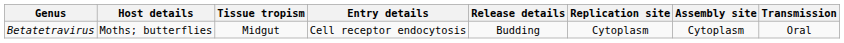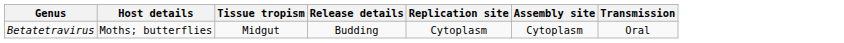- column: (388, 13)
